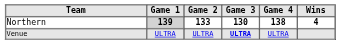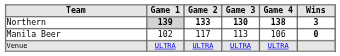(316, 23) 4 -> (316, 23) 3
+ row: (34, 35)
(241, 34) bold -> (241, 46) normal
